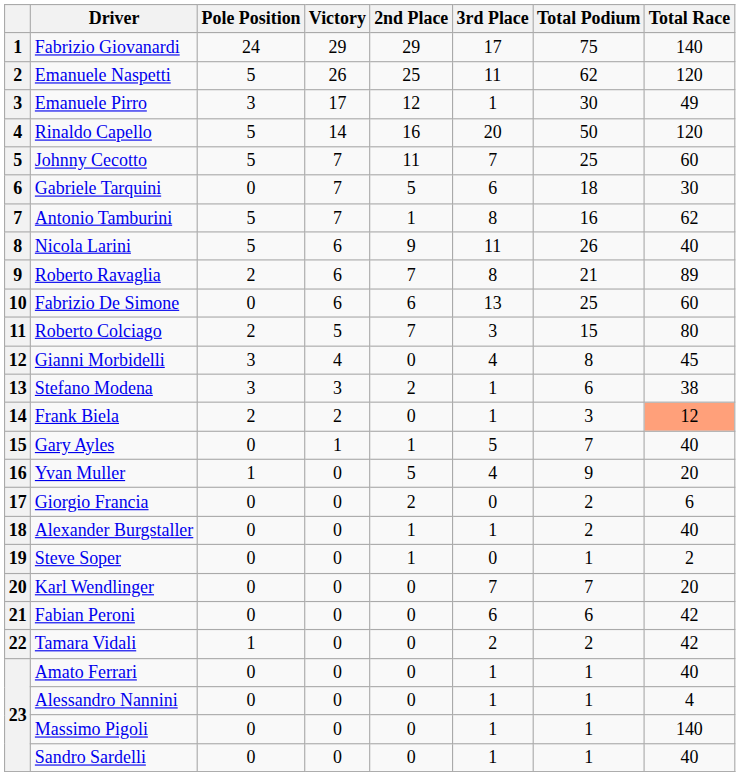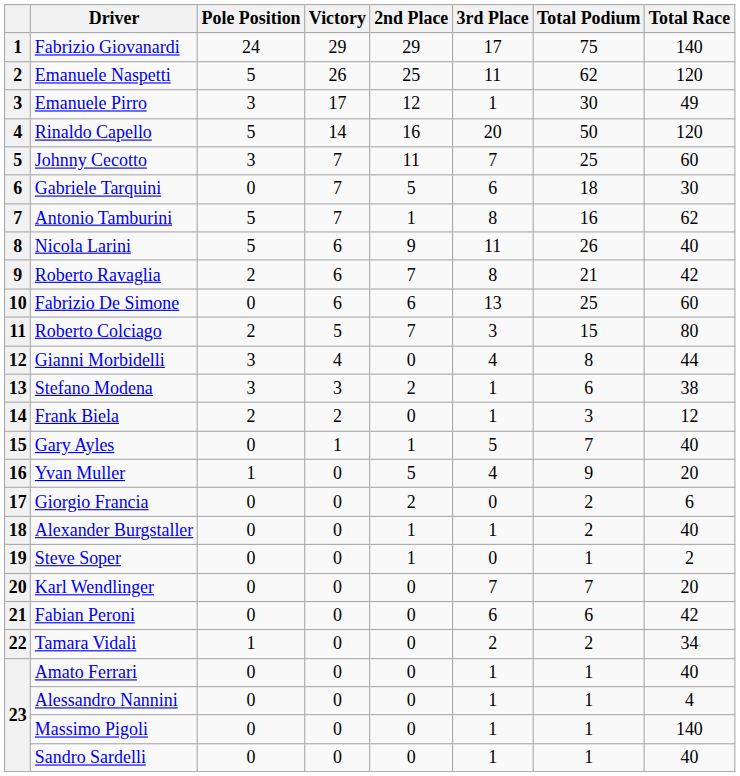(251, 160) 5 -> (251, 160) 3
(689, 274) 89 -> (689, 274) 42
(689, 359) 45 -> (689, 359) 44
(689, 416) lightsalmon background -> (689, 416) no background
(689, 643) 42 -> (689, 643) 34
